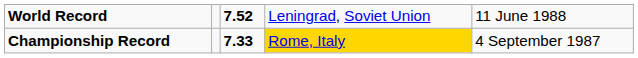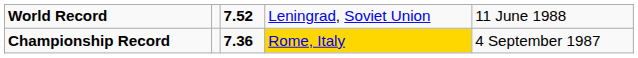(238, 40) 7.33 -> (238, 40) 7.36
